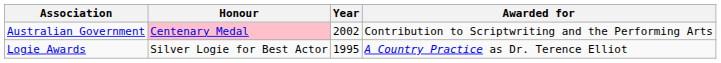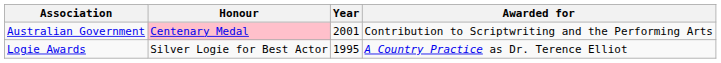(346, 31) 2002 -> (346, 31) 2001
